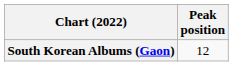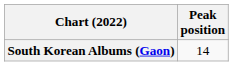(203, 50) 12 -> (203, 50) 14
